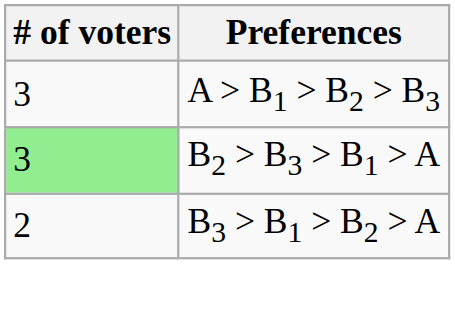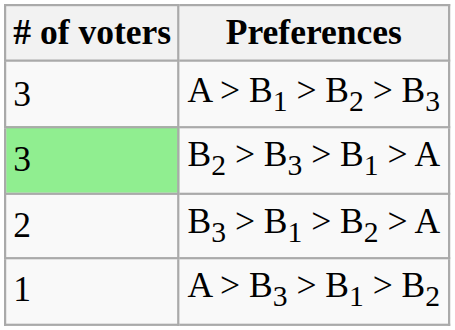+ row: (314, 290)
